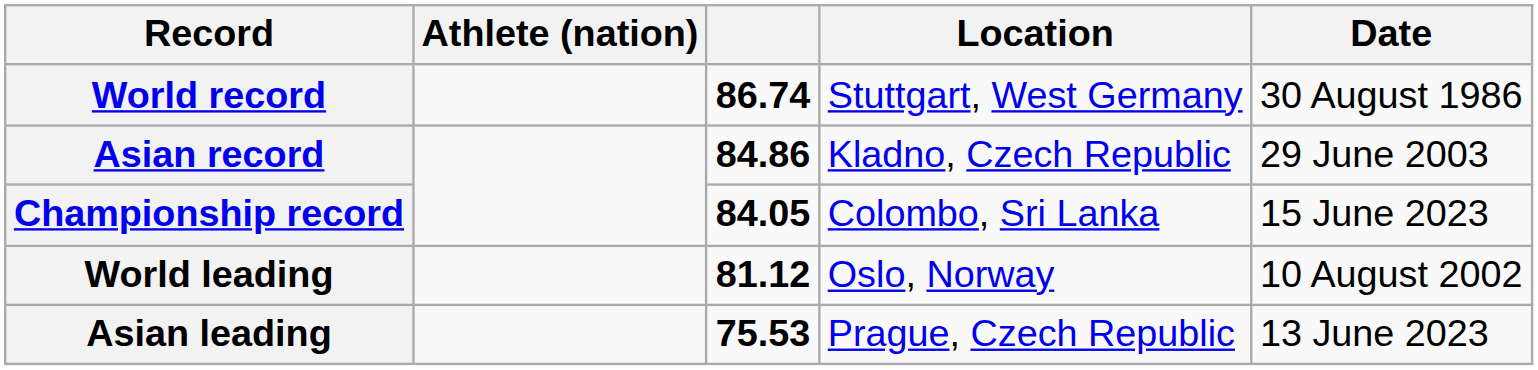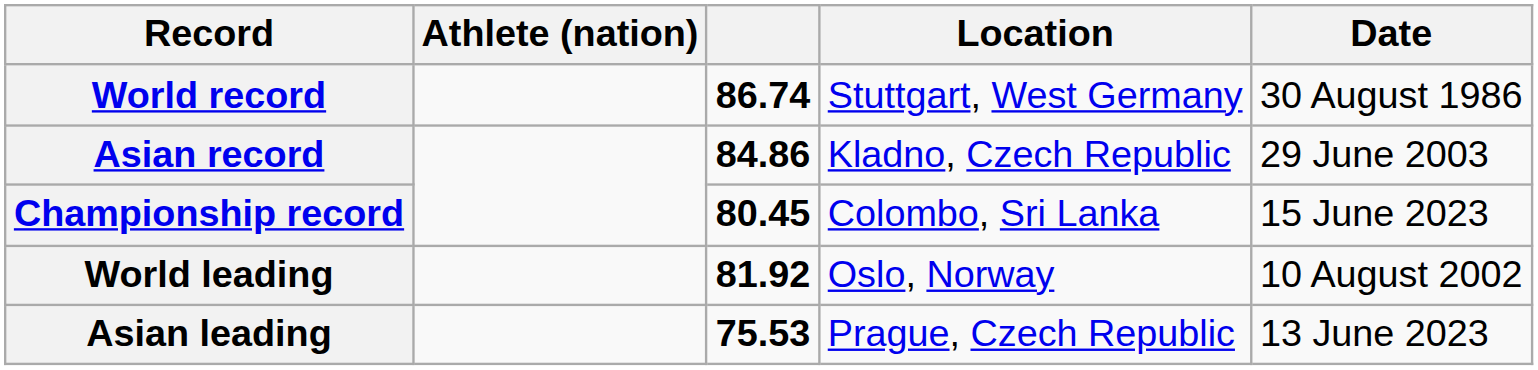(763, 214) 84.05 -> (763, 214) 80.45
(763, 273) 81.12 -> (763, 273) 81.92
